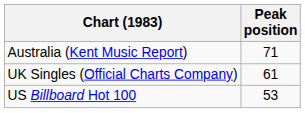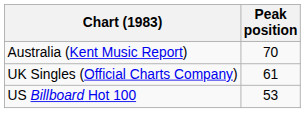(271, 52) 71 -> (271, 52) 70
